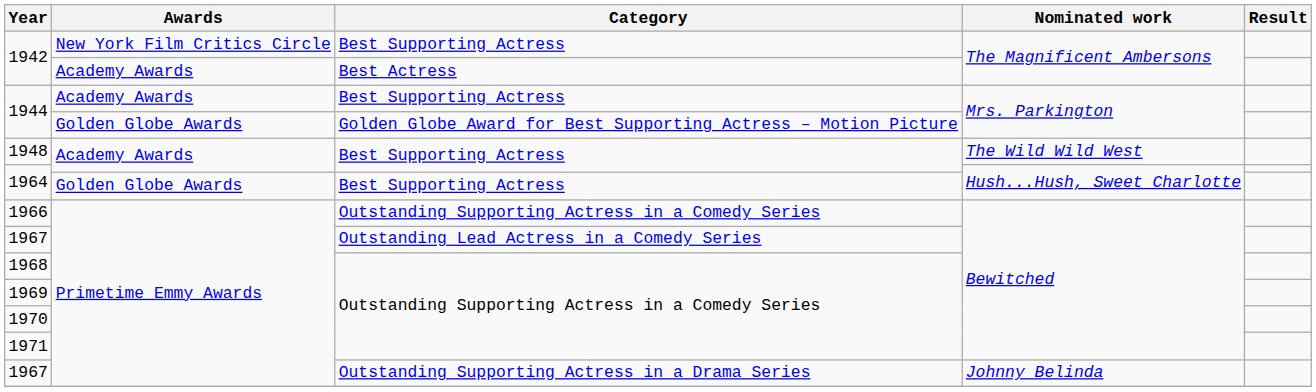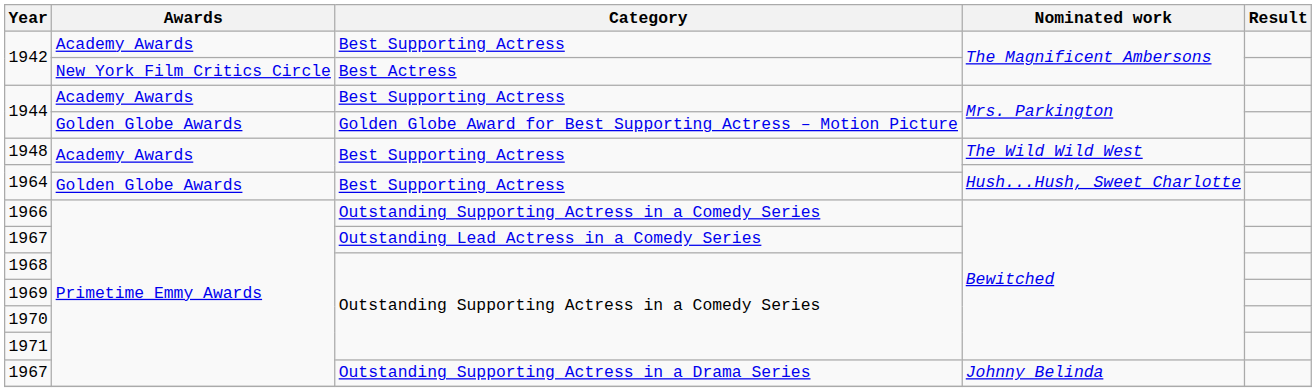(193, 45) New York Film Critics Circle -> (124, 45) Academy Awards
(124, 71) Academy Awards -> (193, 71) New York Film Critics Circle
